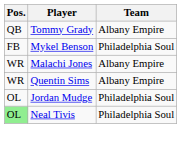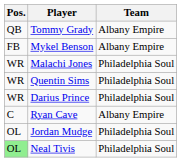(136, 47) Philadelphia Soul -> (131, 47) Albany Empire
(131, 64) Albany Empire -> (136, 64) Philadelphia Soul
(131, 81) Albany Empire -> (136, 81) Philadelphia Soul
+ row: (60, 98)
+ row: (54, 115)
